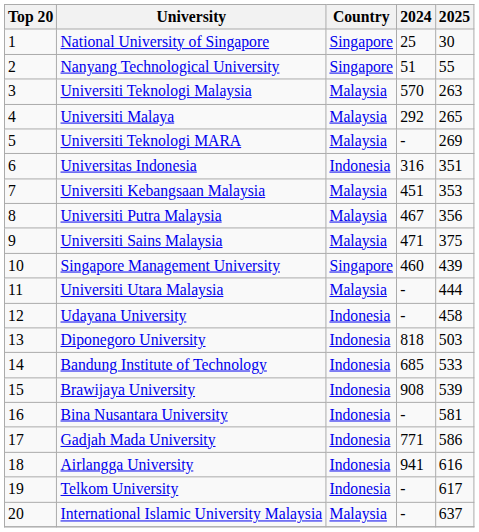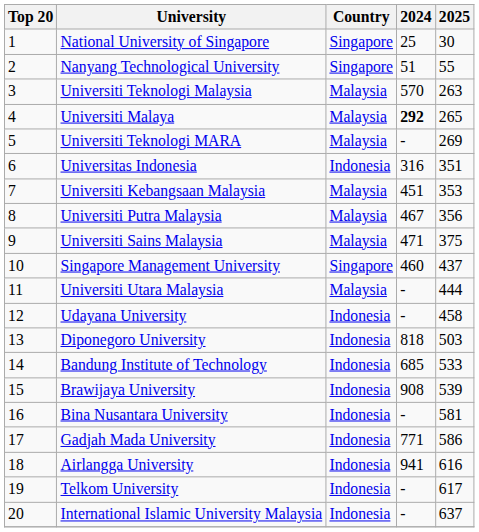(412, 116) normal -> (412, 116) bold
(451, 265) 439 -> (451, 265) 437
(358, 514) Malaysia -> (360, 514) Indonesia
